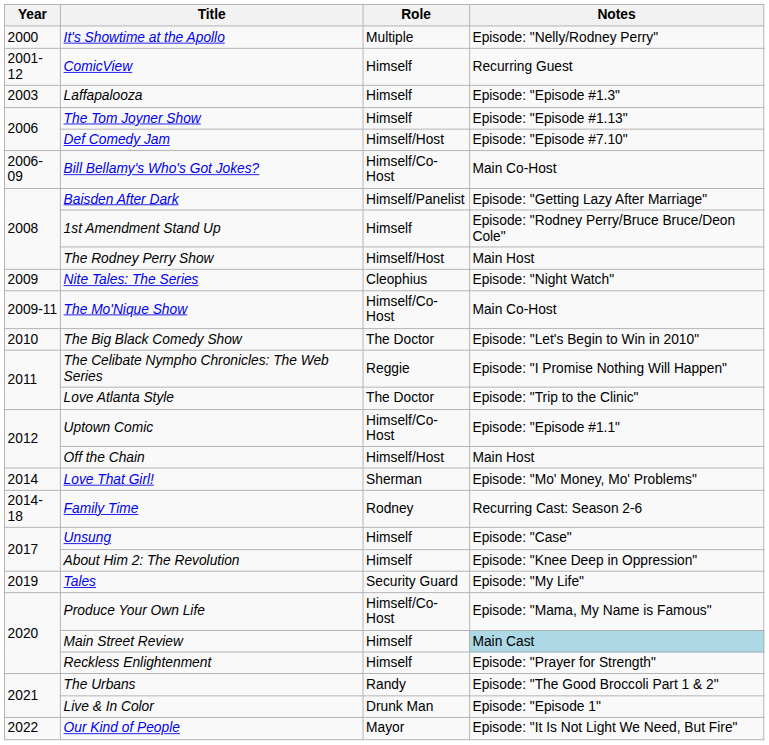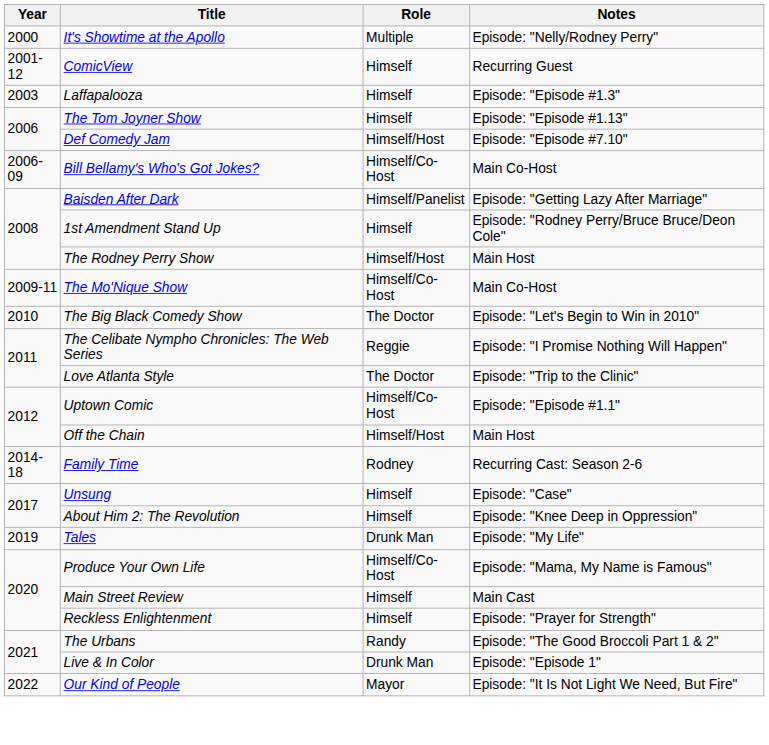- row: (131, 280)
- row: (109, 479)
(412, 582) Security Guard -> (400, 538) Drunk Man
(503, 641) lightblue background -> (503, 597) no background
